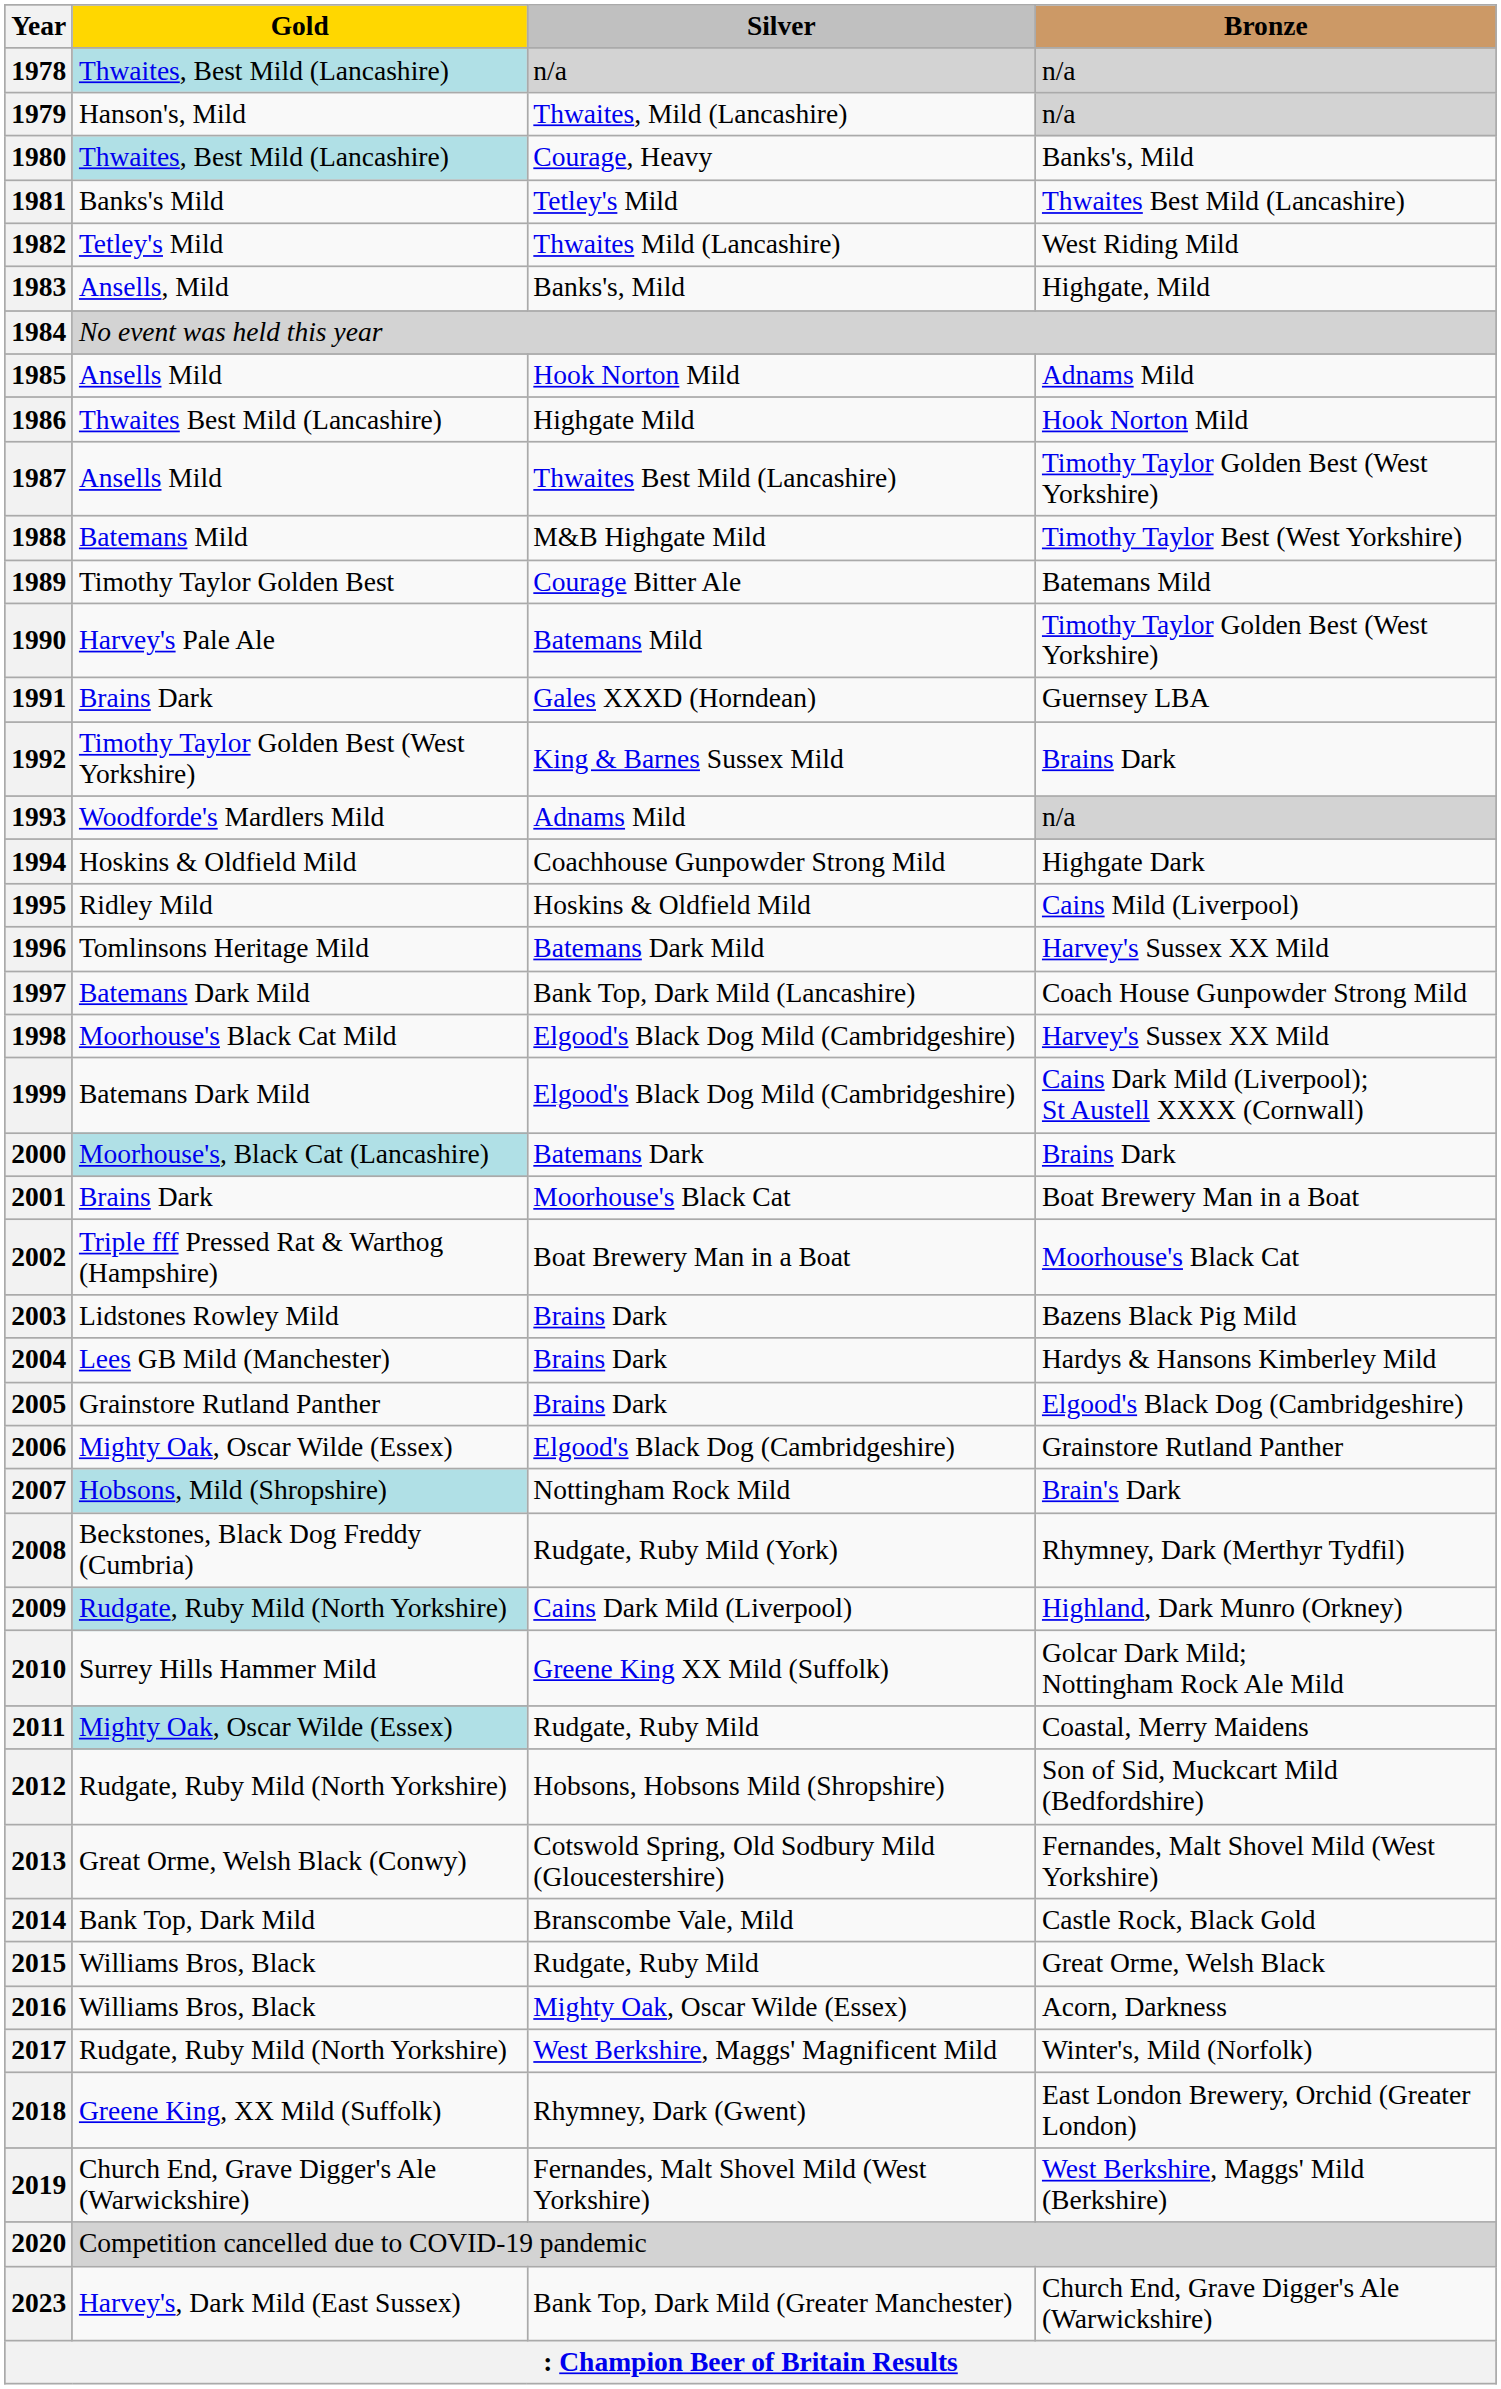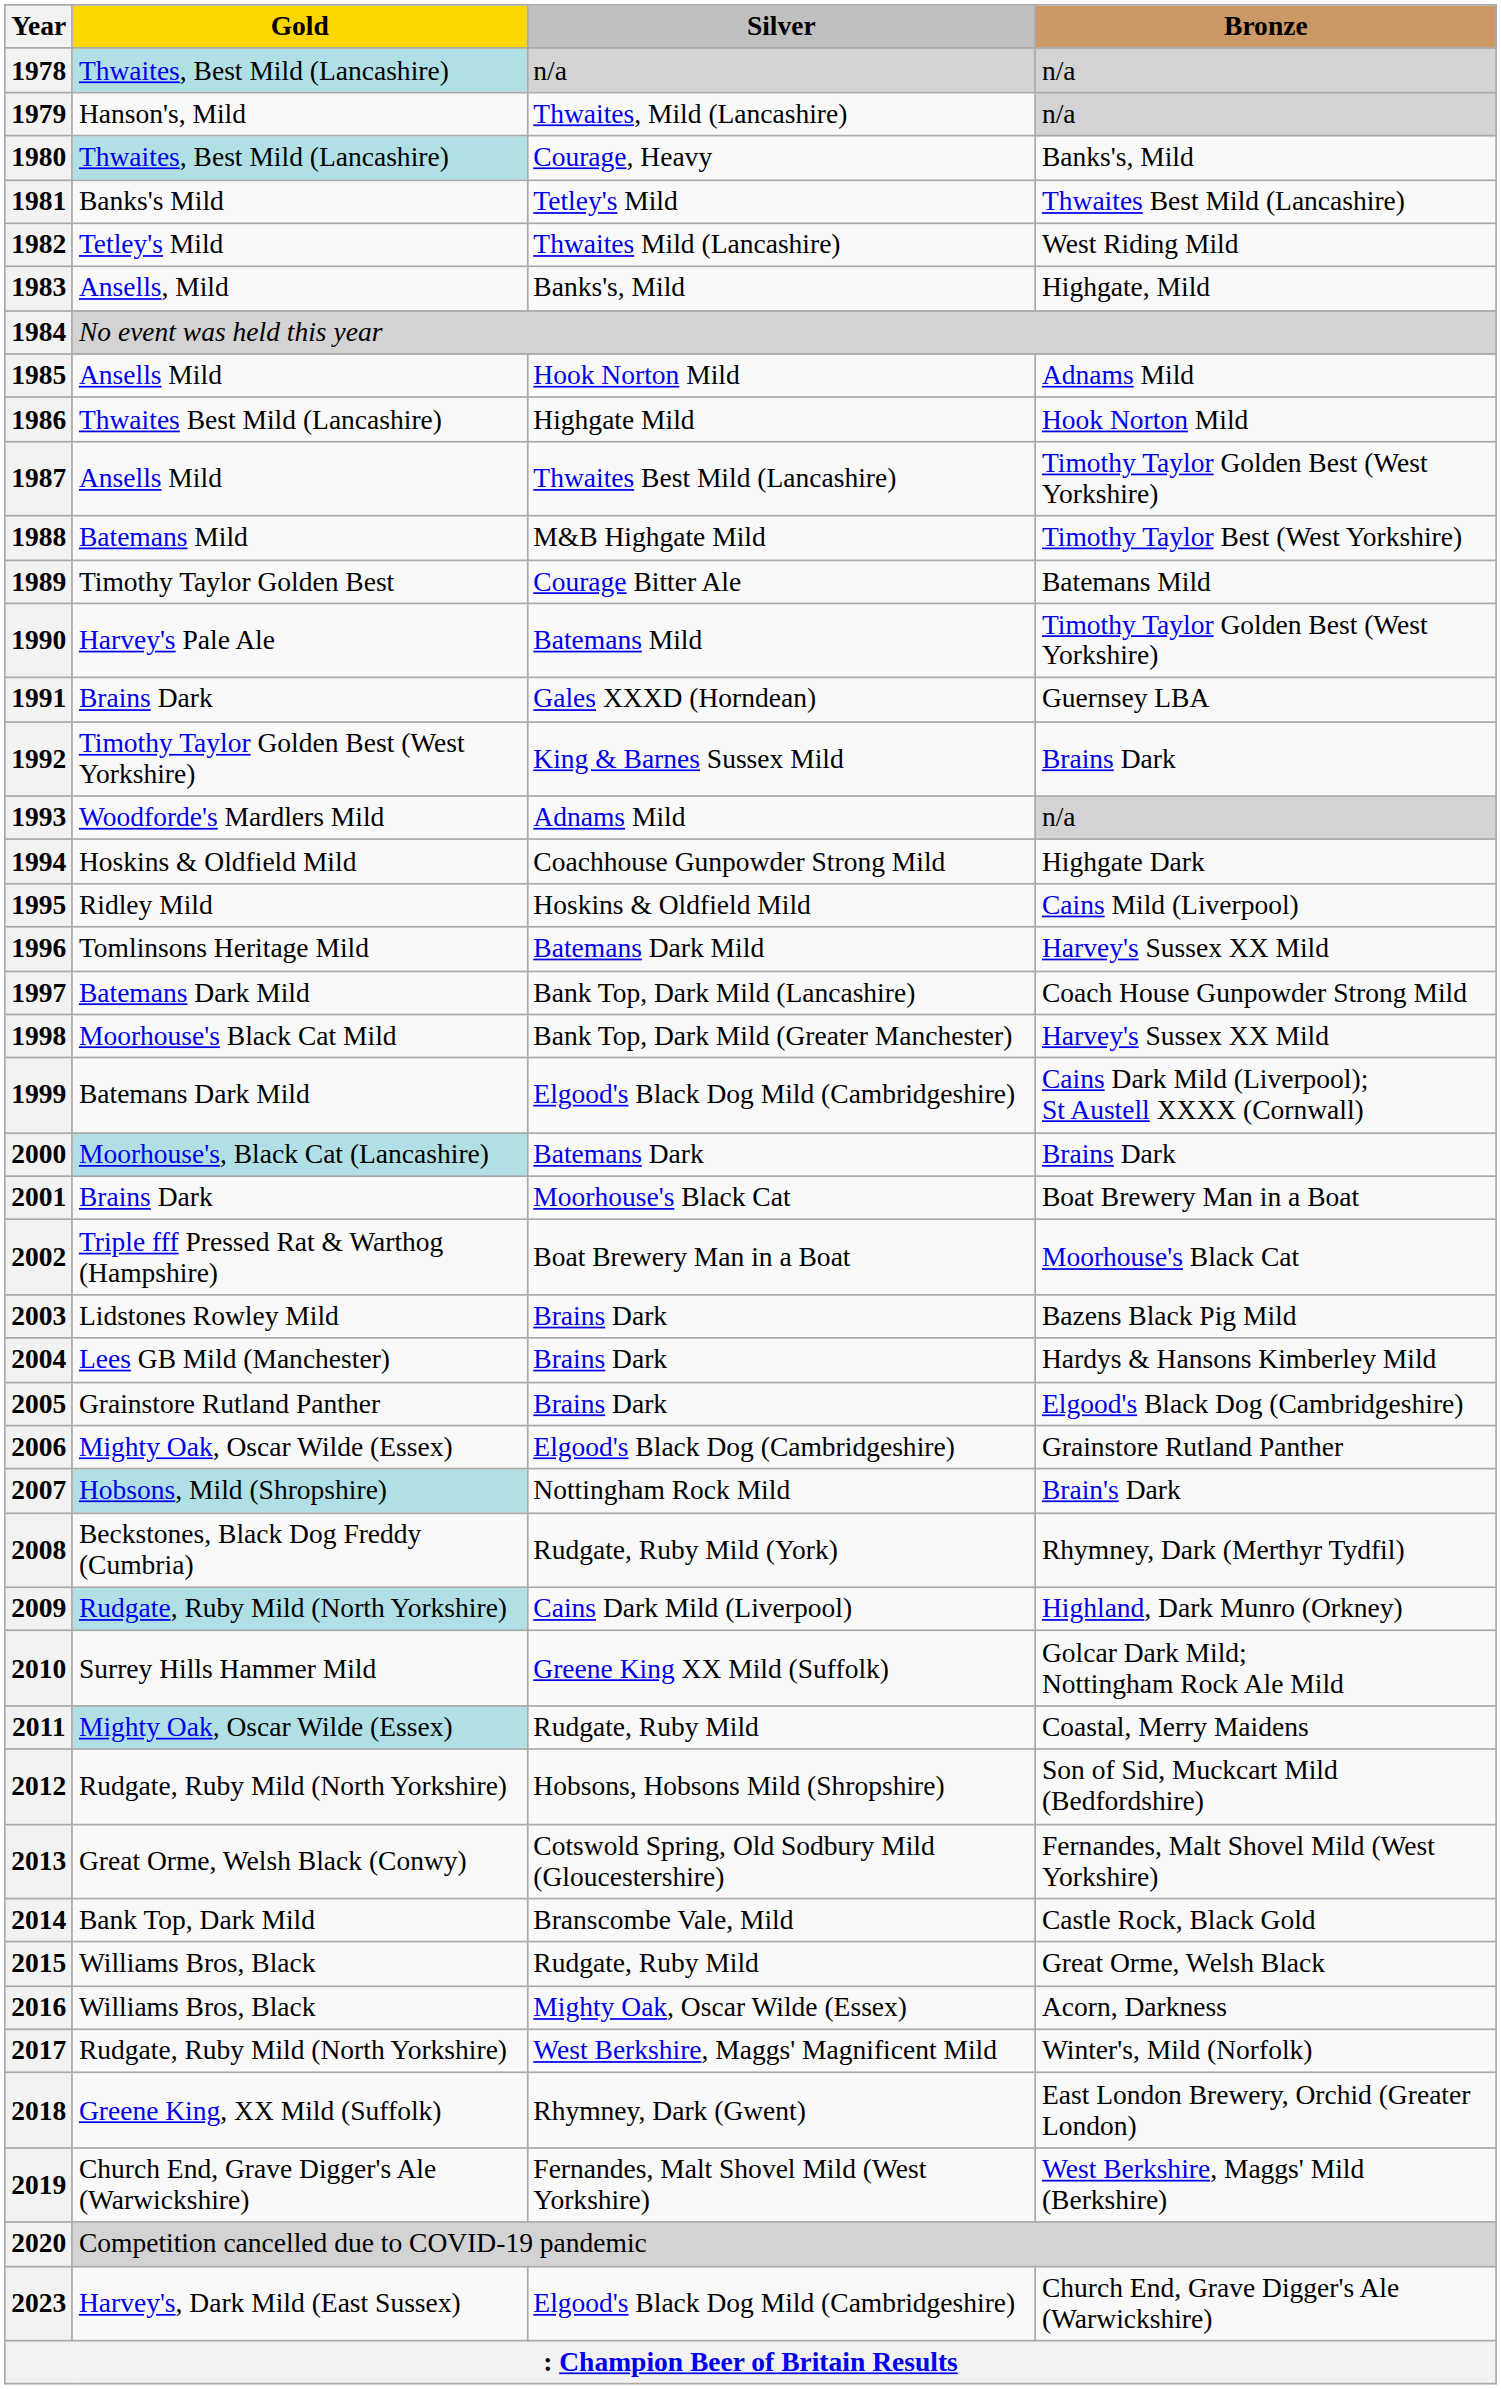(774, 1035) Elgood's Black Dog Mild (Cambridgeshire) -> (773, 1035) Bank Top, Dark Mild (Greater Manchester)
(773, 2302) Bank Top, Dark Mild (Greater Manchester) -> (774, 2302) Elgood's Black Dog Mild (Cambridgeshire)
